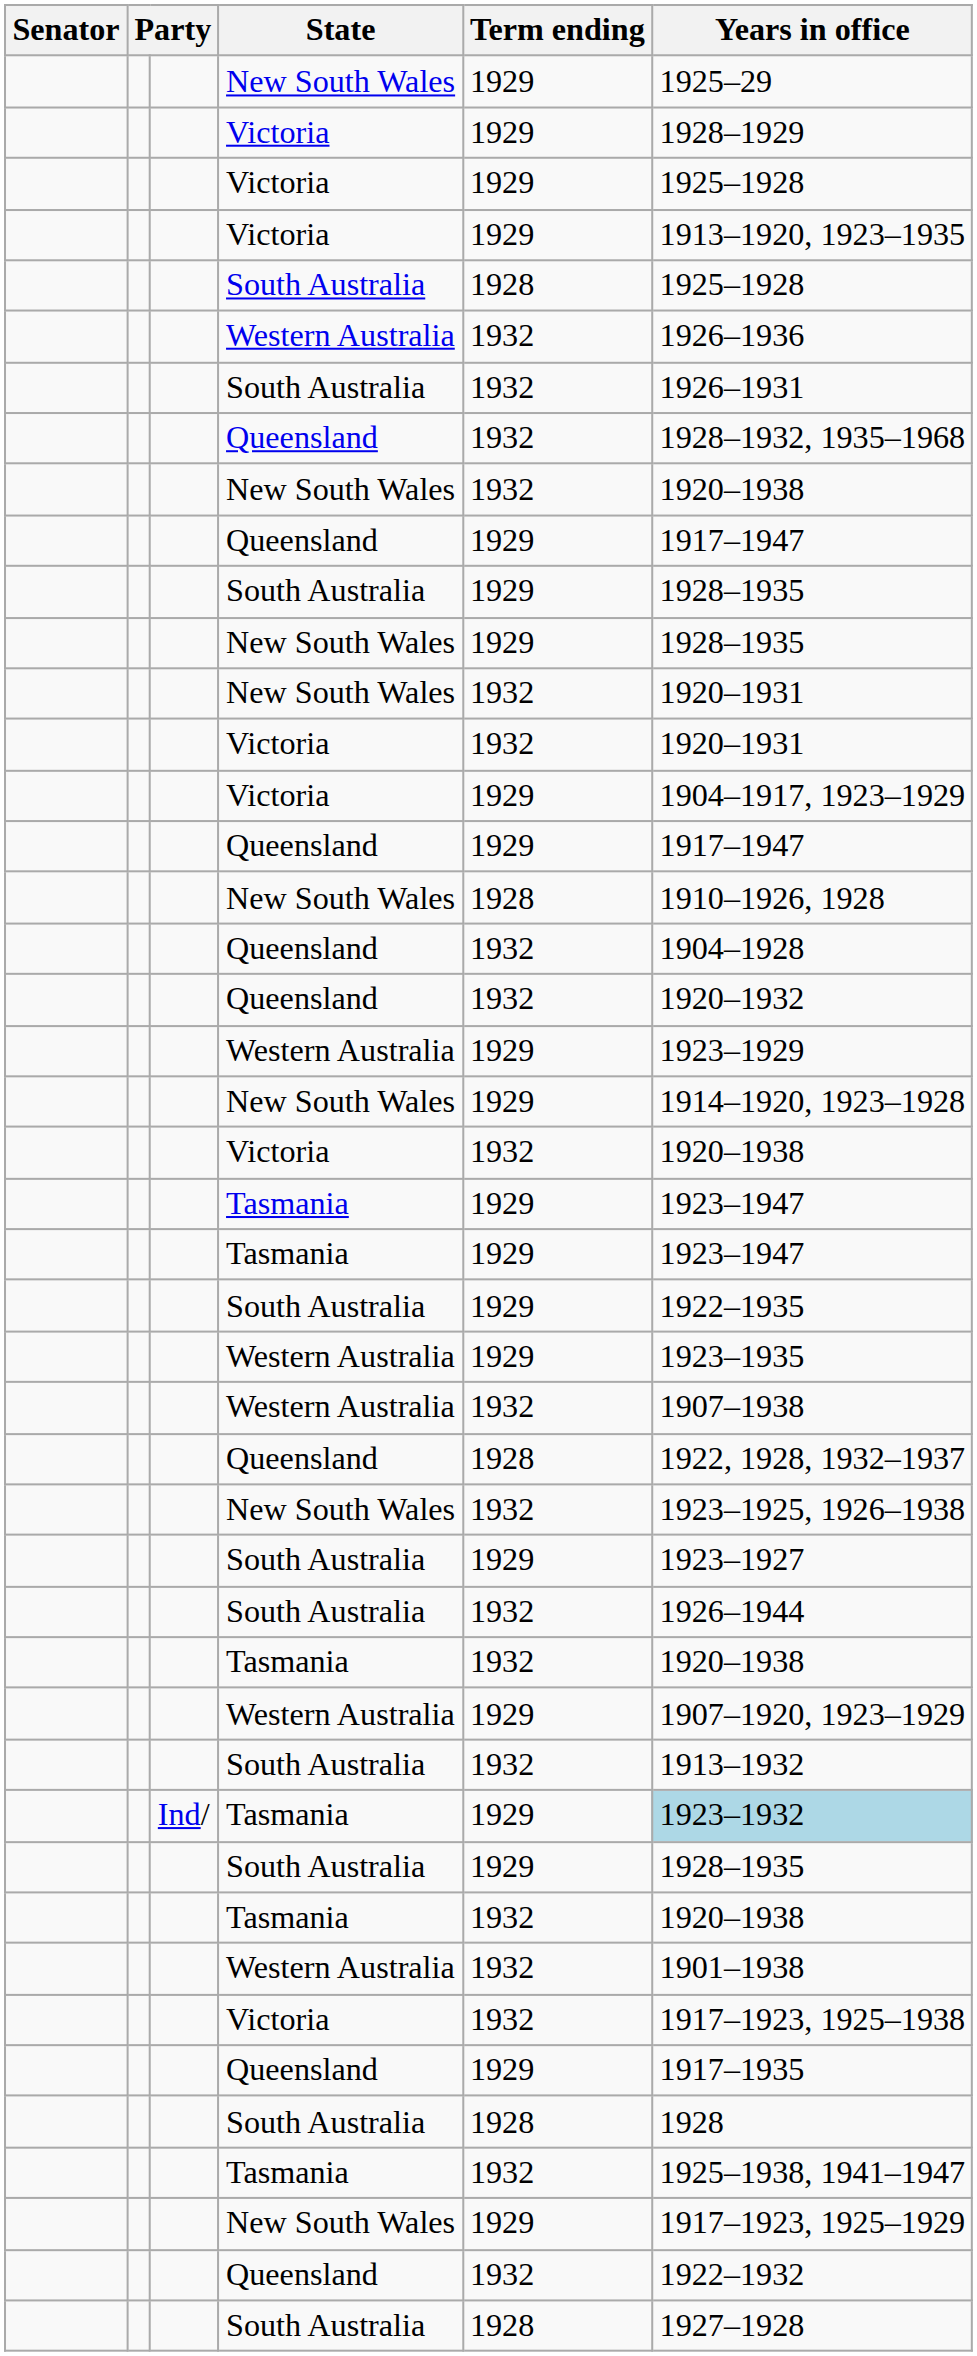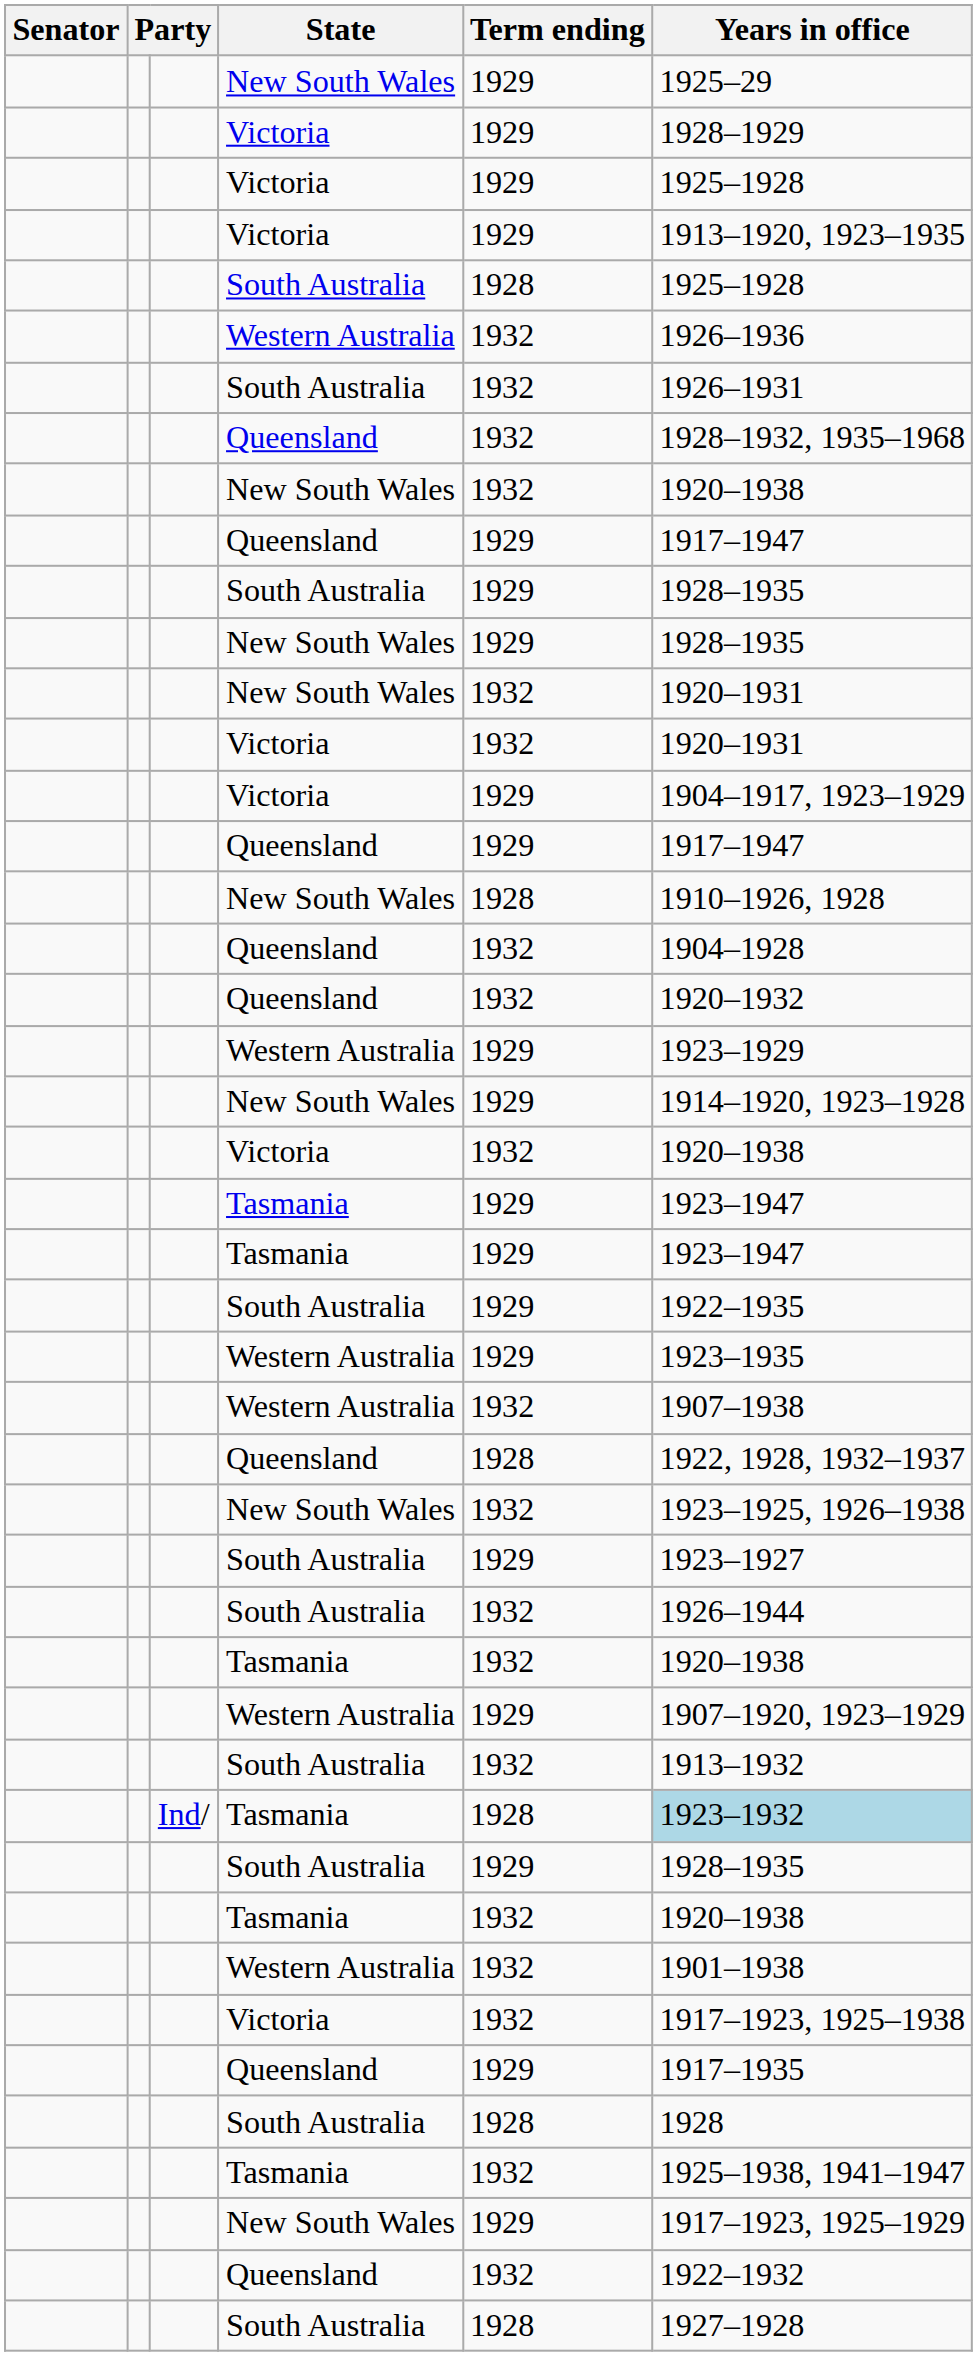(502, 1815) 1929 -> (502, 1815) 1928
